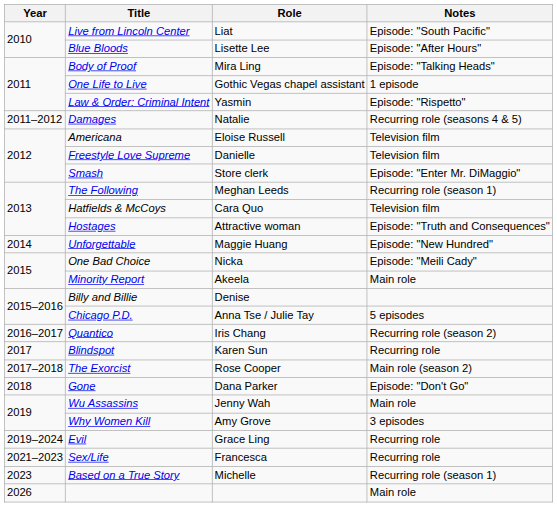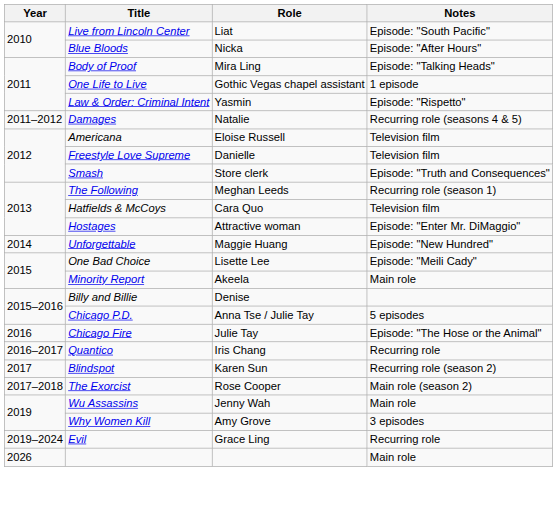(242, 48) Lisette Lee -> (229, 48) Nicka
(445, 173) Episode: "Enter Mr. DiMaggio" -> (460, 173) Episode: "Truth and Consequences"
(460, 226) Episode: "Truth and Consequences" -> (445, 226) Episode: "Enter Mr. DiMaggio"
(229, 262) Nicka -> (242, 262) Lisette Lee
+ row: (100, 333)
(433, 333) Recurring role (season 2) -> (405, 350) Recurring role
(405, 350) Recurring role -> (433, 368) Recurring role (season 2)
- row: (82, 386)
- row: (88, 457)
- row: (124, 475)
